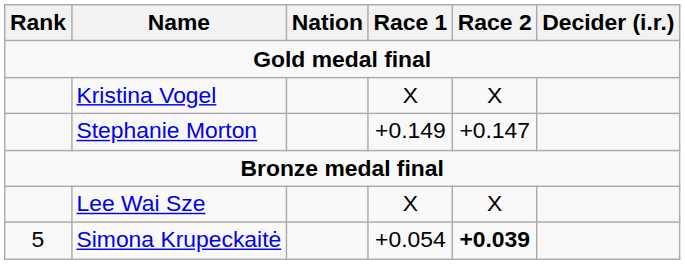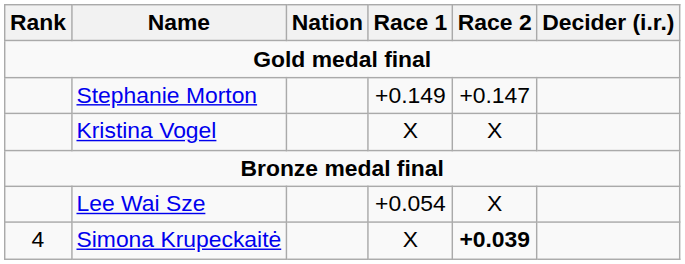rows swapped: (146, 95) <-> (167, 131)
(410, 204) X -> (410, 204) +0.054
(38, 240) 5 -> (38, 240) 4
(410, 240) +0.054 -> (410, 240) X
